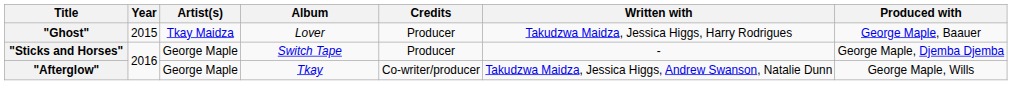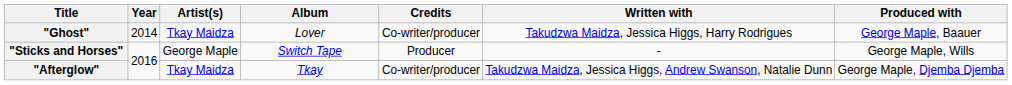(144, 32) 2015 -> (144, 32) 2014
(431, 32) Producer -> (431, 32) Co-writer/producer
(921, 51) George Maple, Djemba Djemba -> (921, 51) George Maple, Wills
(200, 70) George Maple -> (200, 70) Tkay Maidza
(921, 70) George Maple, Wills -> (921, 70) George Maple, Djemba Djemba
